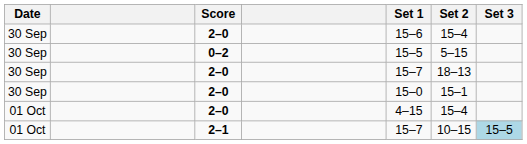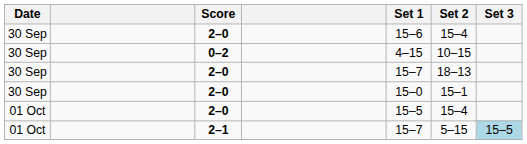(409, 53) 15–5 -> (409, 53) 4–15
(454, 53) 5–15 -> (454, 53) 10–15
(409, 111) 4–15 -> (409, 111) 15–5
(454, 131) 10–15 -> (454, 131) 5–15
